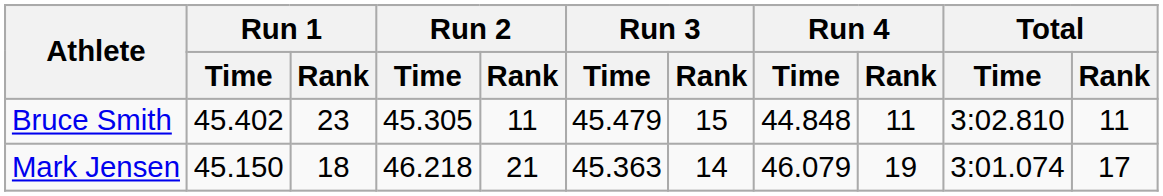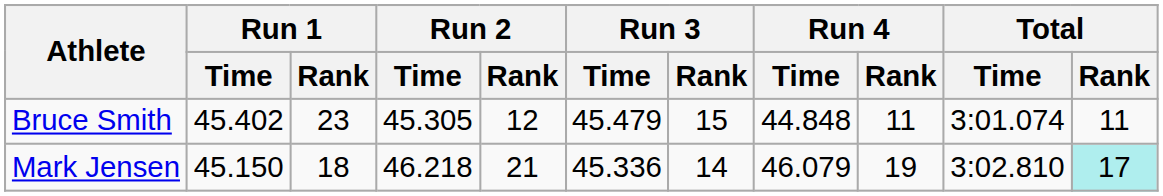(522, 121) 11 -> (522, 121) 12
(1007, 121) 3:02.810 -> (1007, 121) 3:01.074
(617, 168) 45.363 -> (617, 168) 45.336
(1007, 168) 3:01.074 -> (1007, 168) 3:02.810
(1114, 168) no background -> (1114, 168) paleturquoise background
